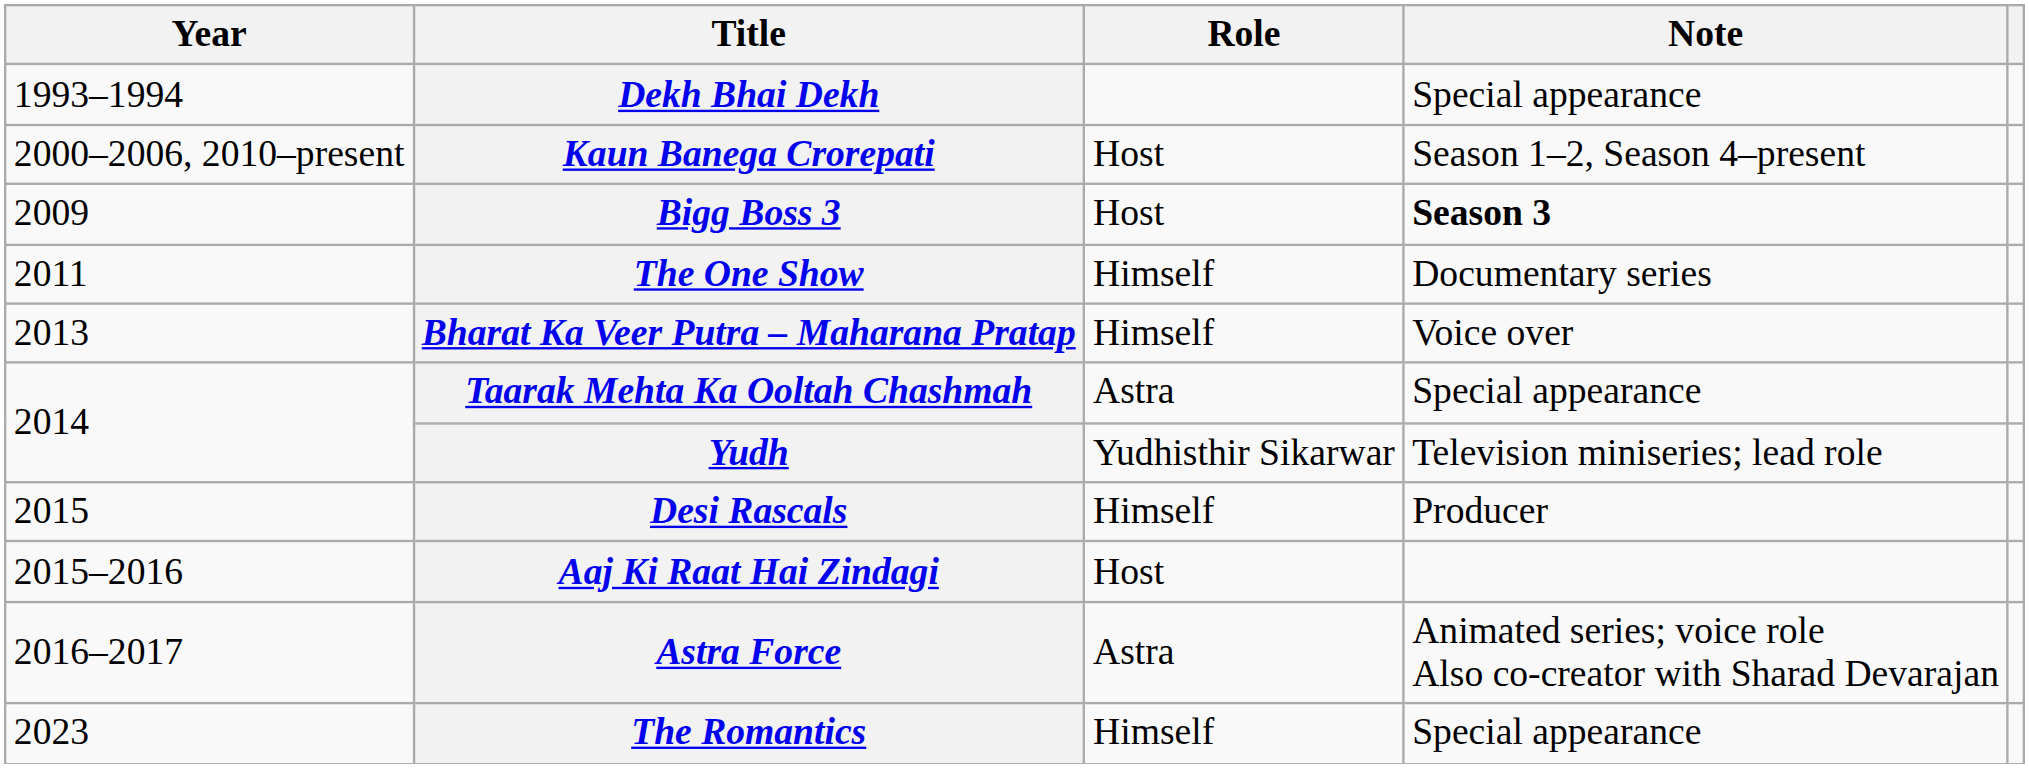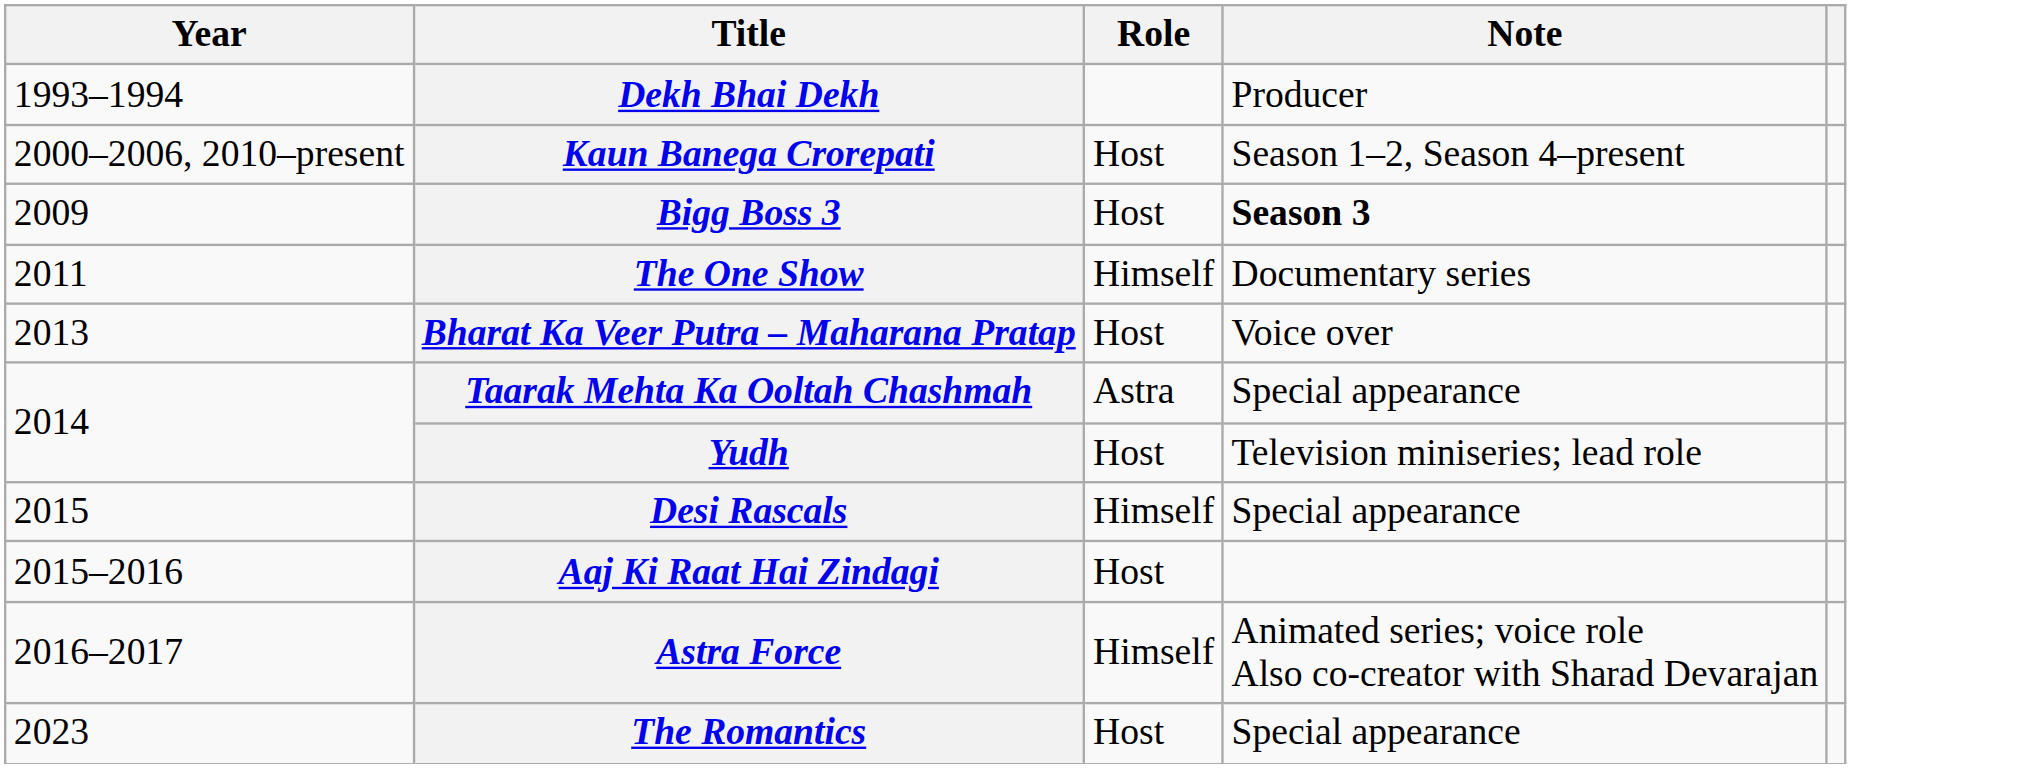(1557, 93) Special appearance -> (1299, 93) Producer
(1154, 332) Himself -> (1129, 332) Host
(1244, 451) Yudhisthir Sikarwar -> (1129, 451) Host
(1480, 511) Producer -> (1376, 511) Special appearance
(1134, 651) Astra -> (1154, 651) Himself
(1154, 732) Himself -> (1129, 732) Host
